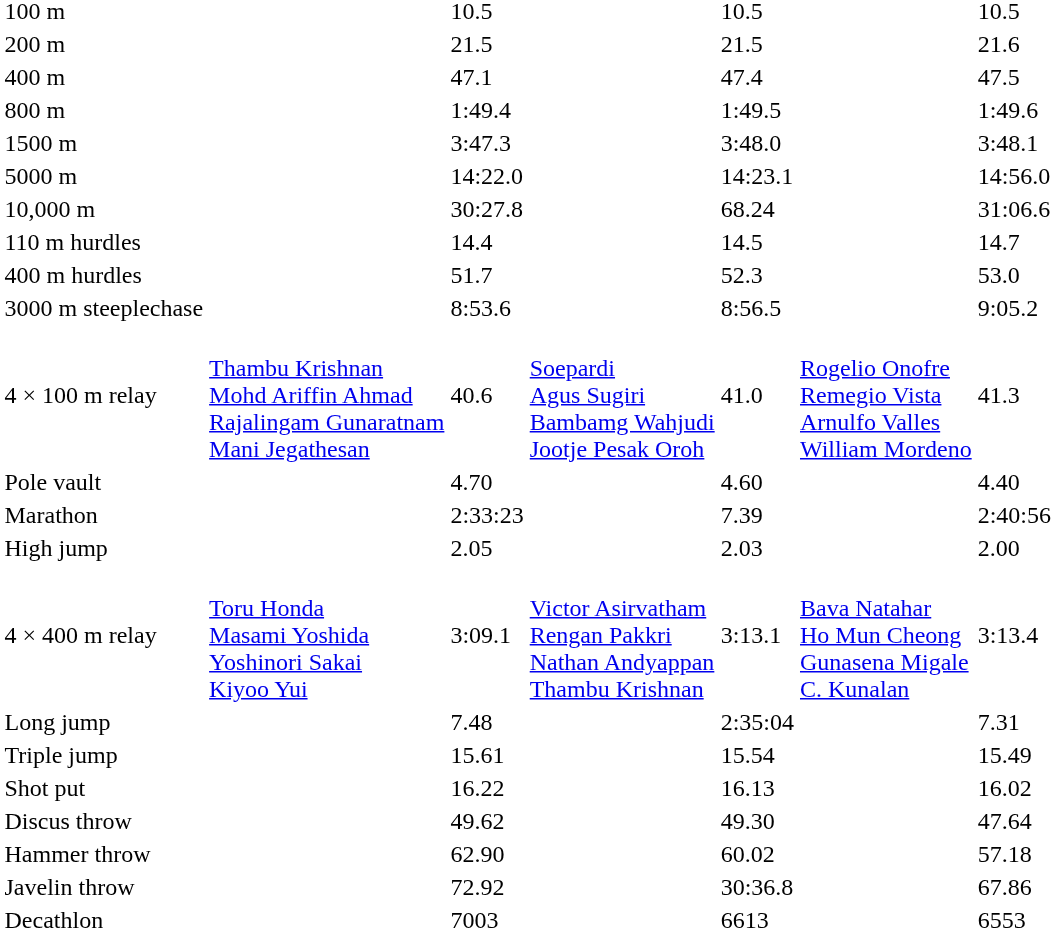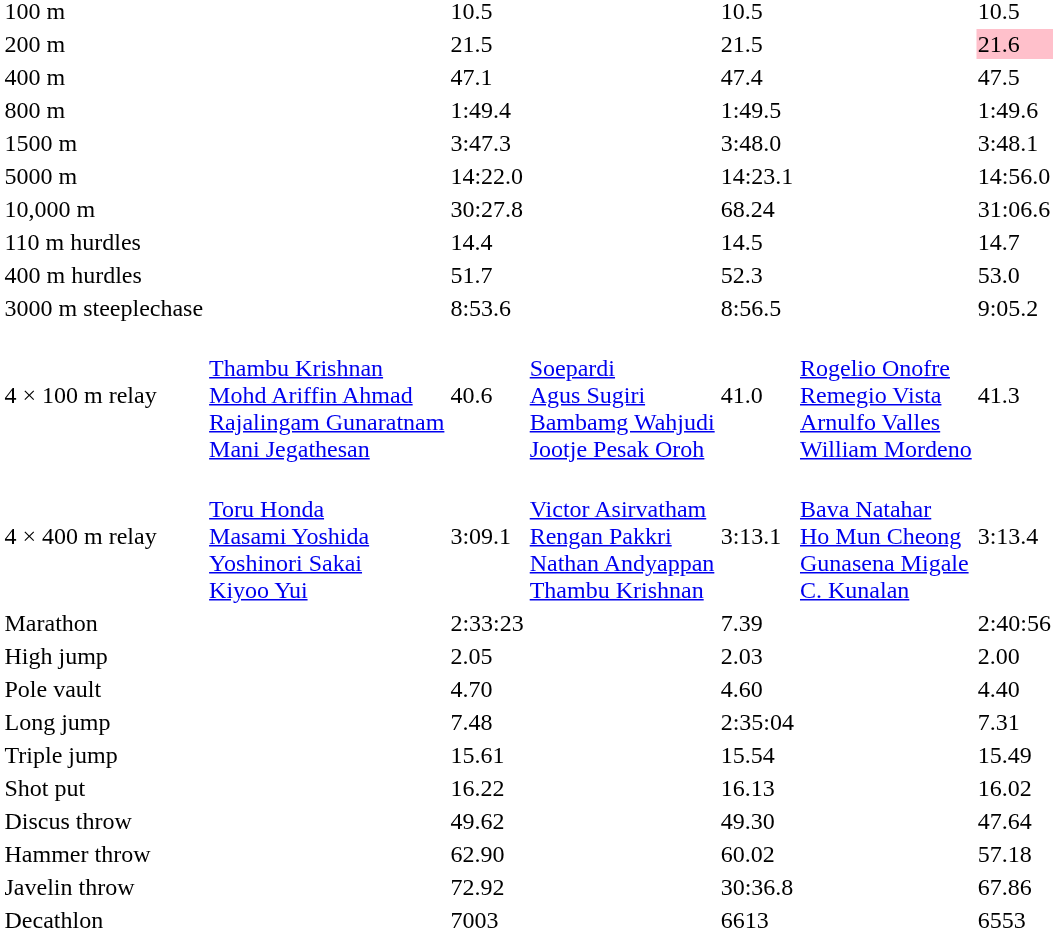(999, 43) no background -> (999, 43) pink background
rows swapped: (81, 634) <-> (53, 481)
